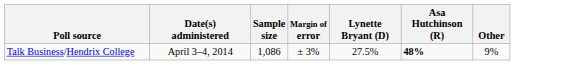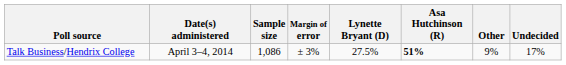+ column: (535, 35)
(414, 51) 48% -> (414, 51) 51%
